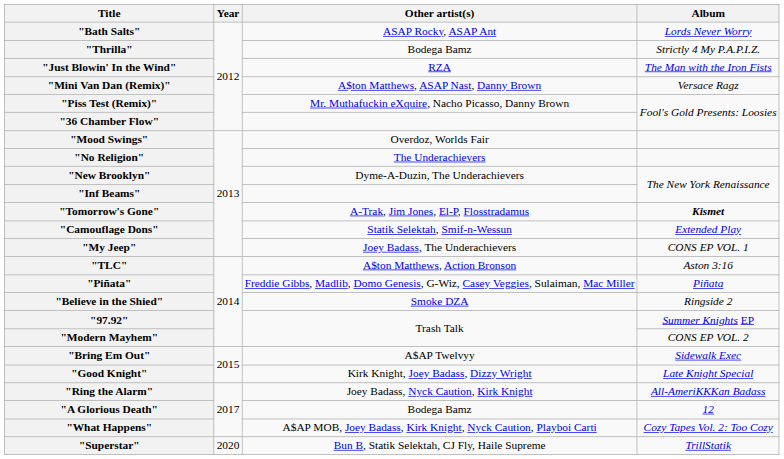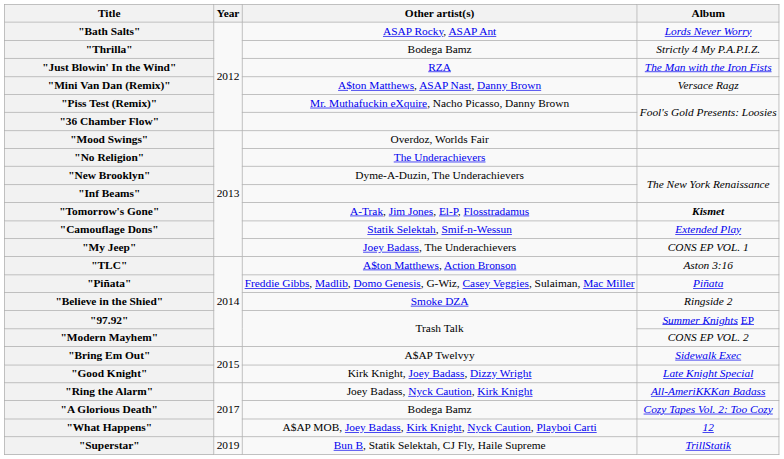(708, 409) 12 -> (708, 409) Cozy Tapes Vol. 2: Too Cozy
(708, 427) Cozy Tapes Vol. 2: Too Cozy -> (708, 427) 12
(228, 445) 2020 -> (228, 445) 2019
